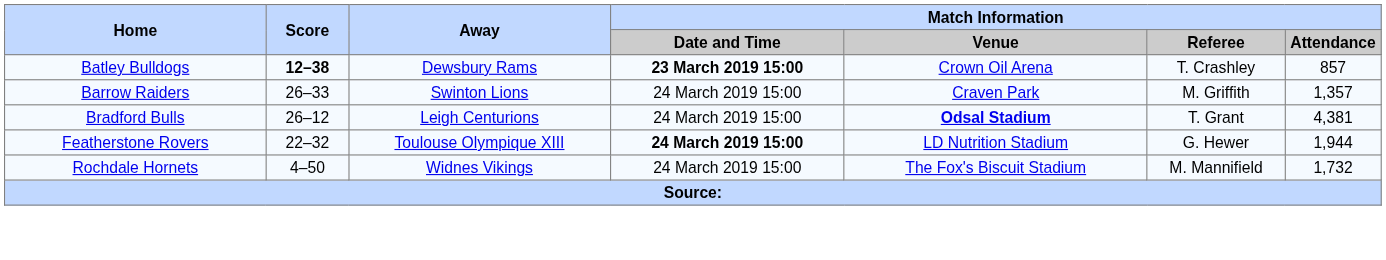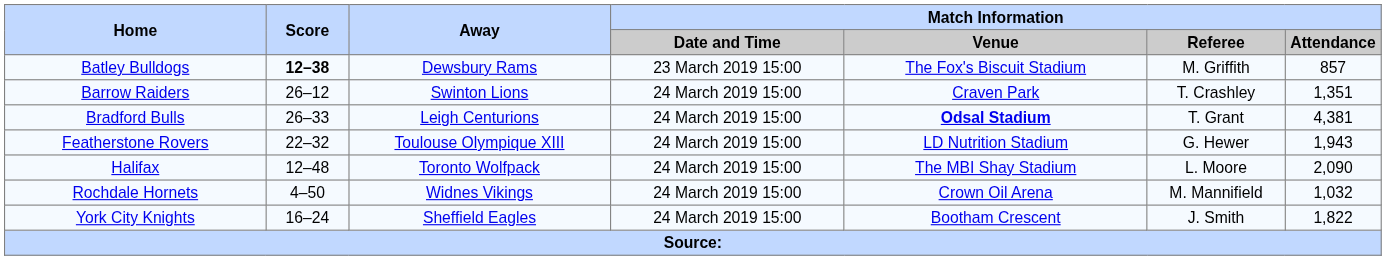(727, 67) bold -> (727, 67) normal
(996, 67) Crown Oil Arena -> (996, 67) The Fox's Biscuit Stadium
(1216, 67) T. Crashley -> (1216, 67) M. Griffith
(307, 92) 26–33 -> (307, 92) 26–12
(1216, 92) M. Griffith -> (1216, 92) T. Crashley
(1333, 92) 1,357 -> (1333, 92) 1,351
(307, 117) 26–12 -> (307, 117) 26–33
(727, 142) bold -> (727, 142) normal
(1333, 142) 1,944 -> (1333, 142) 1,943
+ row: (135, 168)
(996, 168) The Fox's Biscuit Stadium -> (996, 193) Crown Oil Arena
(1333, 168) 1,732 -> (1333, 193) 1,032
+ row: (135, 218)
